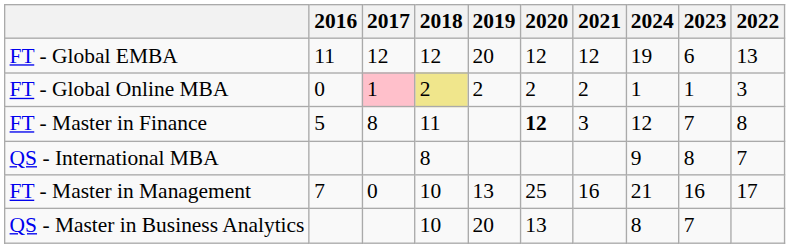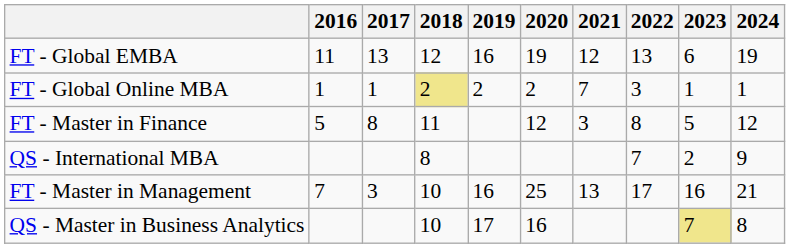columns swapped: (758, 21) <-> (652, 21)
(378, 55) 12 -> (378, 55) 13
(483, 55) 20 -> (483, 55) 16
(536, 55) 12 -> (536, 55) 19
(320, 89) 0 -> (320, 89) 1
(372, 89) pink background -> (372, 89) no background
(583, 89) 2 -> (583, 89) 7
(536, 123) bold -> (536, 123) normal
(689, 123) 7 -> (689, 123) 5
(689, 157) 8 -> (689, 157) 2
(372, 191) 0 -> (372, 191) 3
(483, 191) 13 -> (483, 191) 16
(589, 191) 16 -> (589, 191) 13
(483, 225) 20 -> (483, 225) 17
(536, 225) 13 -> (536, 225) 16
(689, 225) no background -> (689, 225) khaki background
